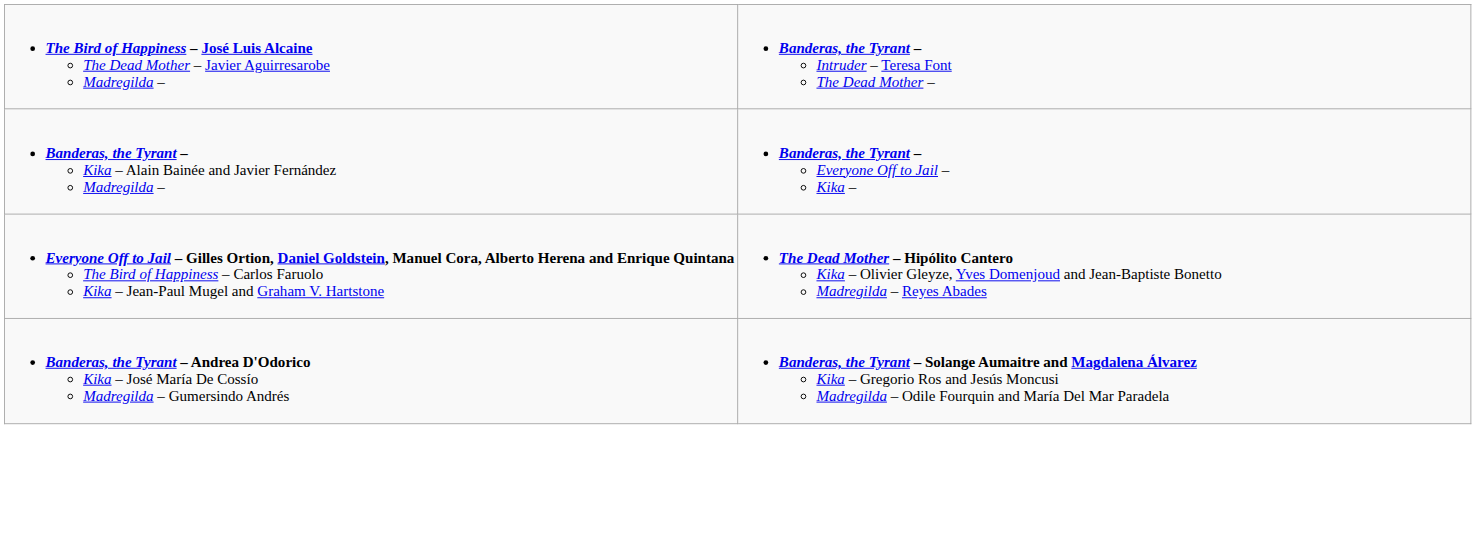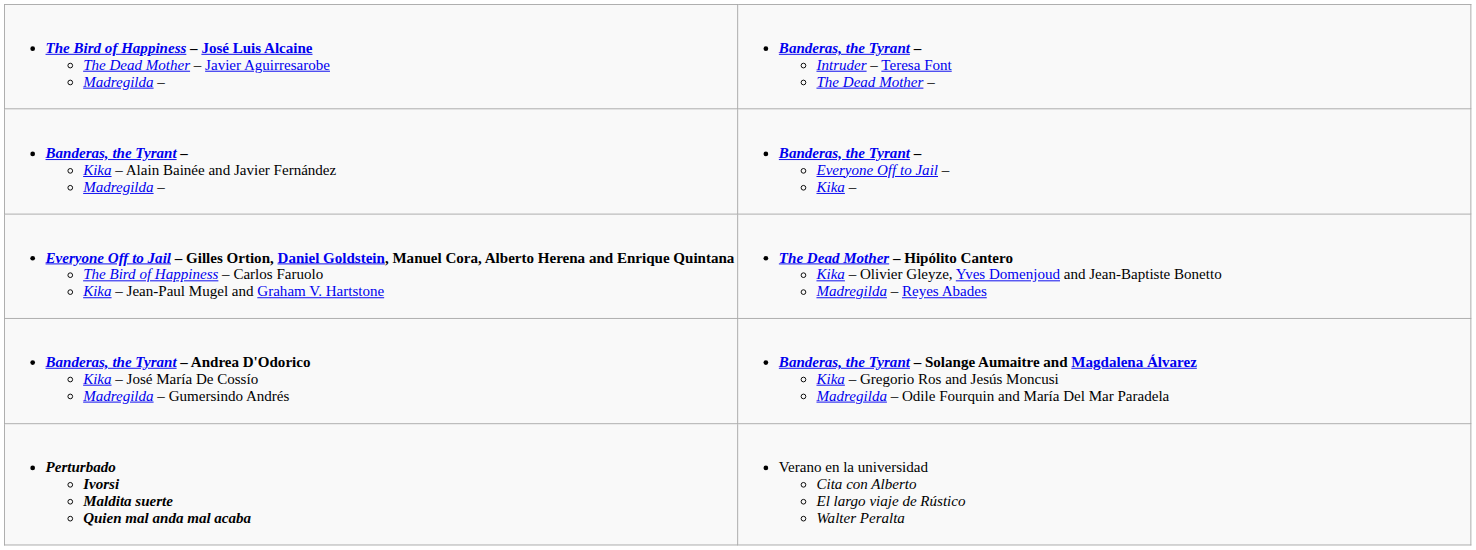+ row: (371, 493)
